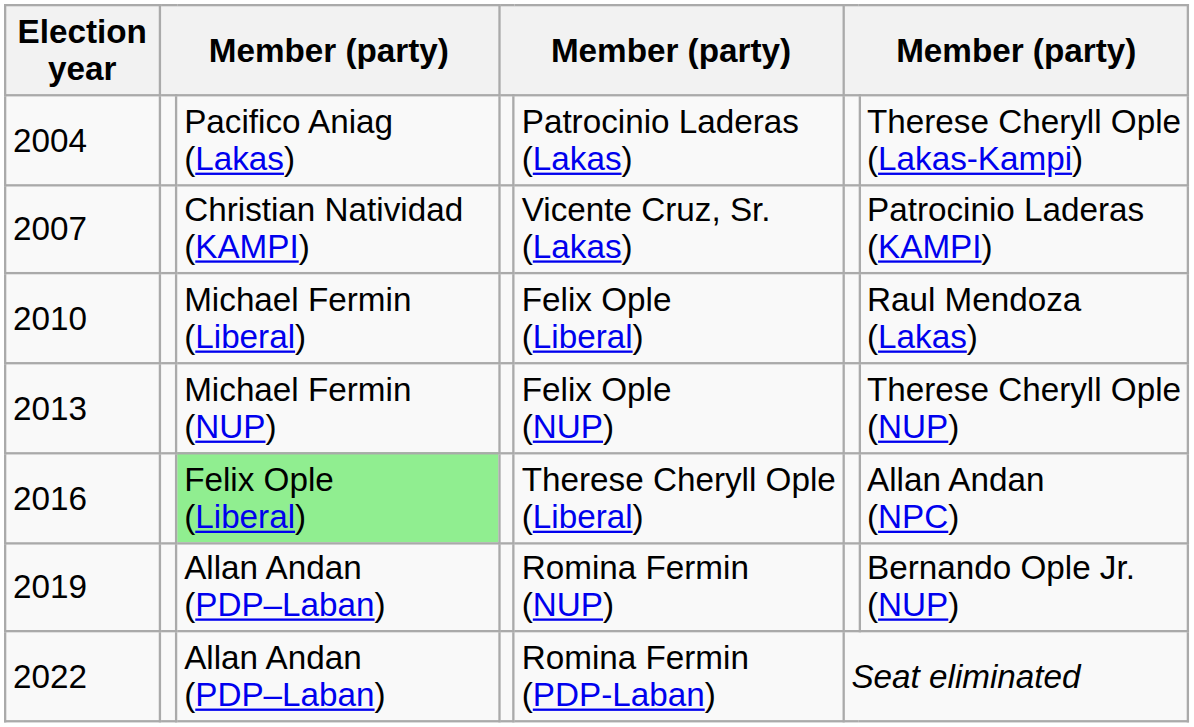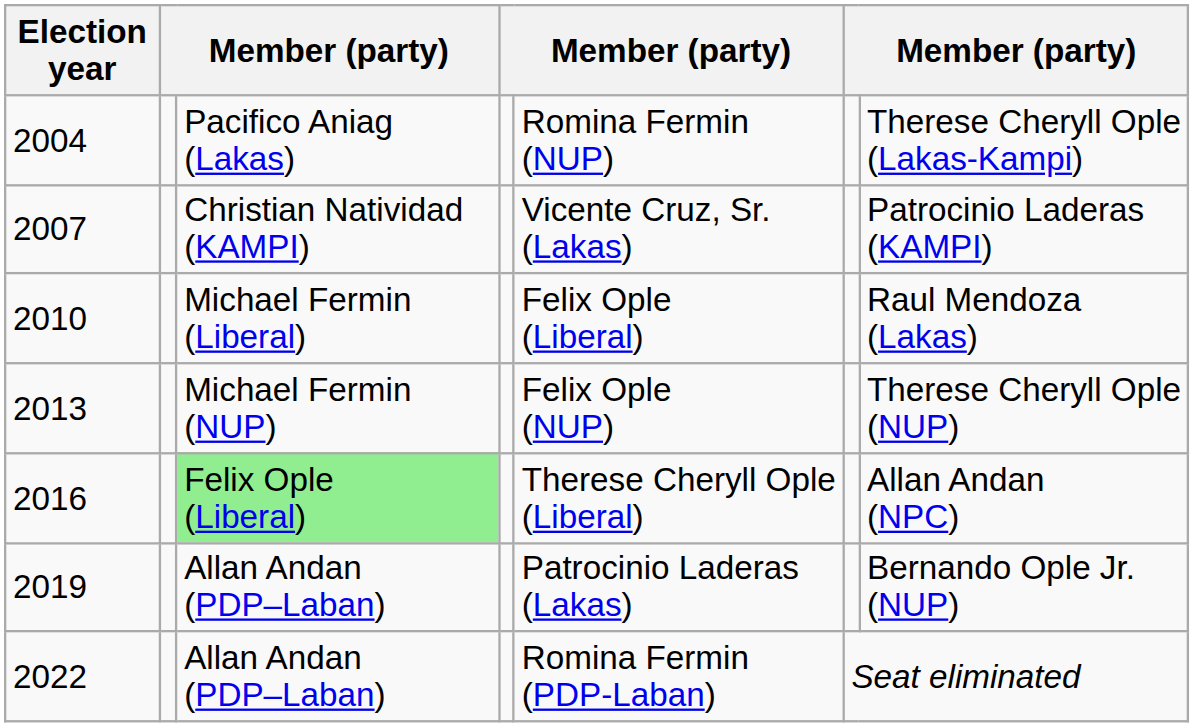(660, 140) Patrocinio Laderas (Lakas) -> (635, 140) Romina Fermin (NUP)
(635, 587) Romina Fermin (NUP) -> (660, 587) Patrocinio Laderas (Lakas)
